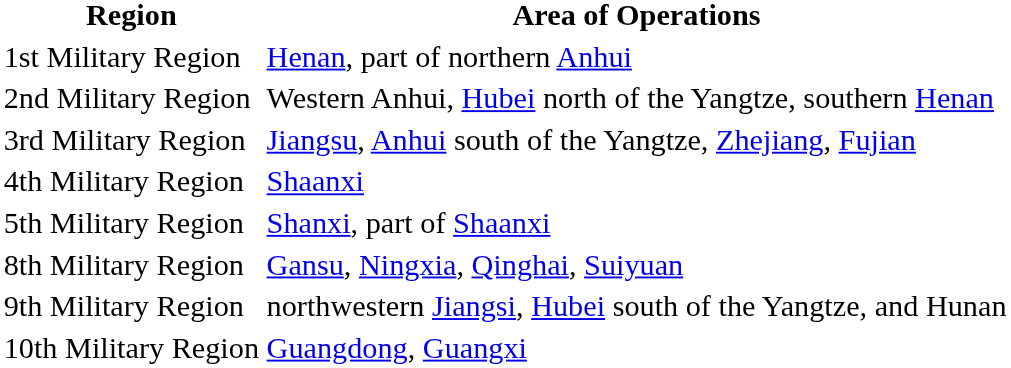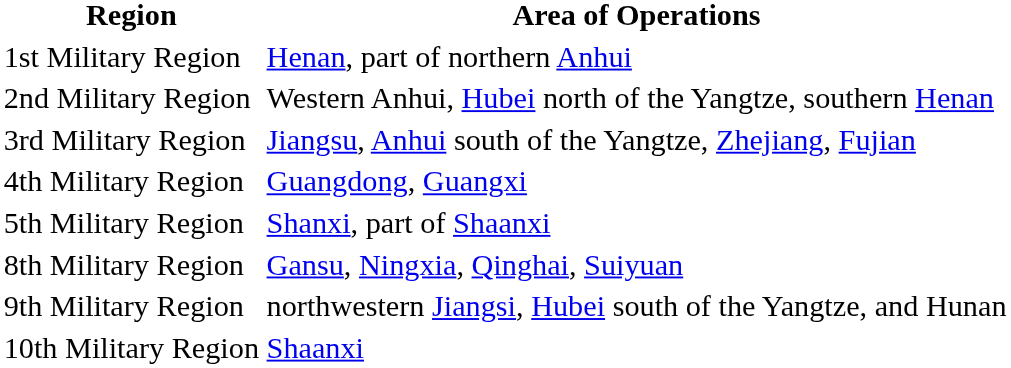(315, 181) Shaanxi -> (397, 181) Guangdong, Guangxi
(397, 347) Guangdong, Guangxi -> (315, 347) Shaanxi
